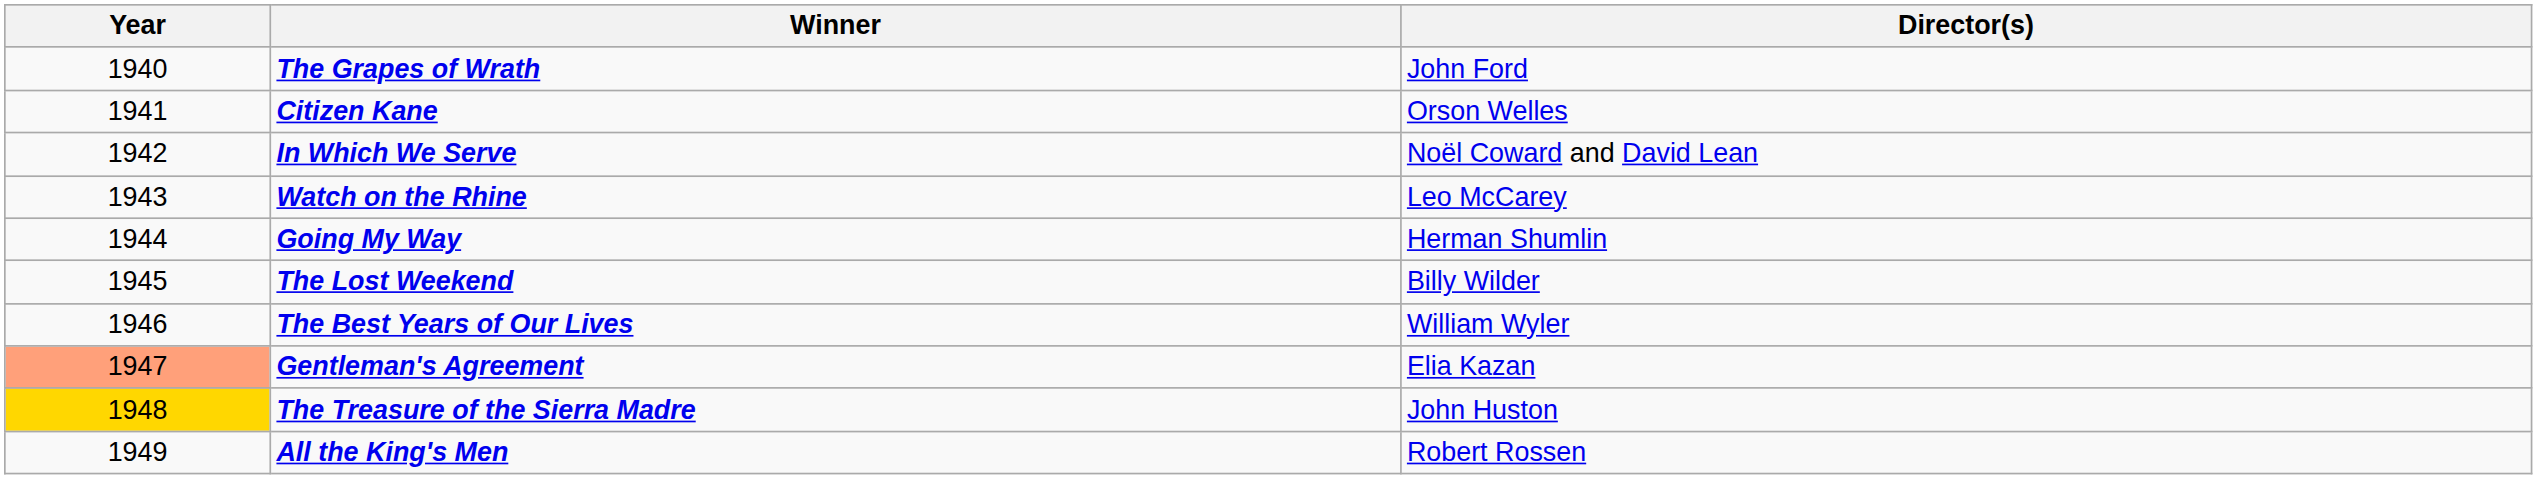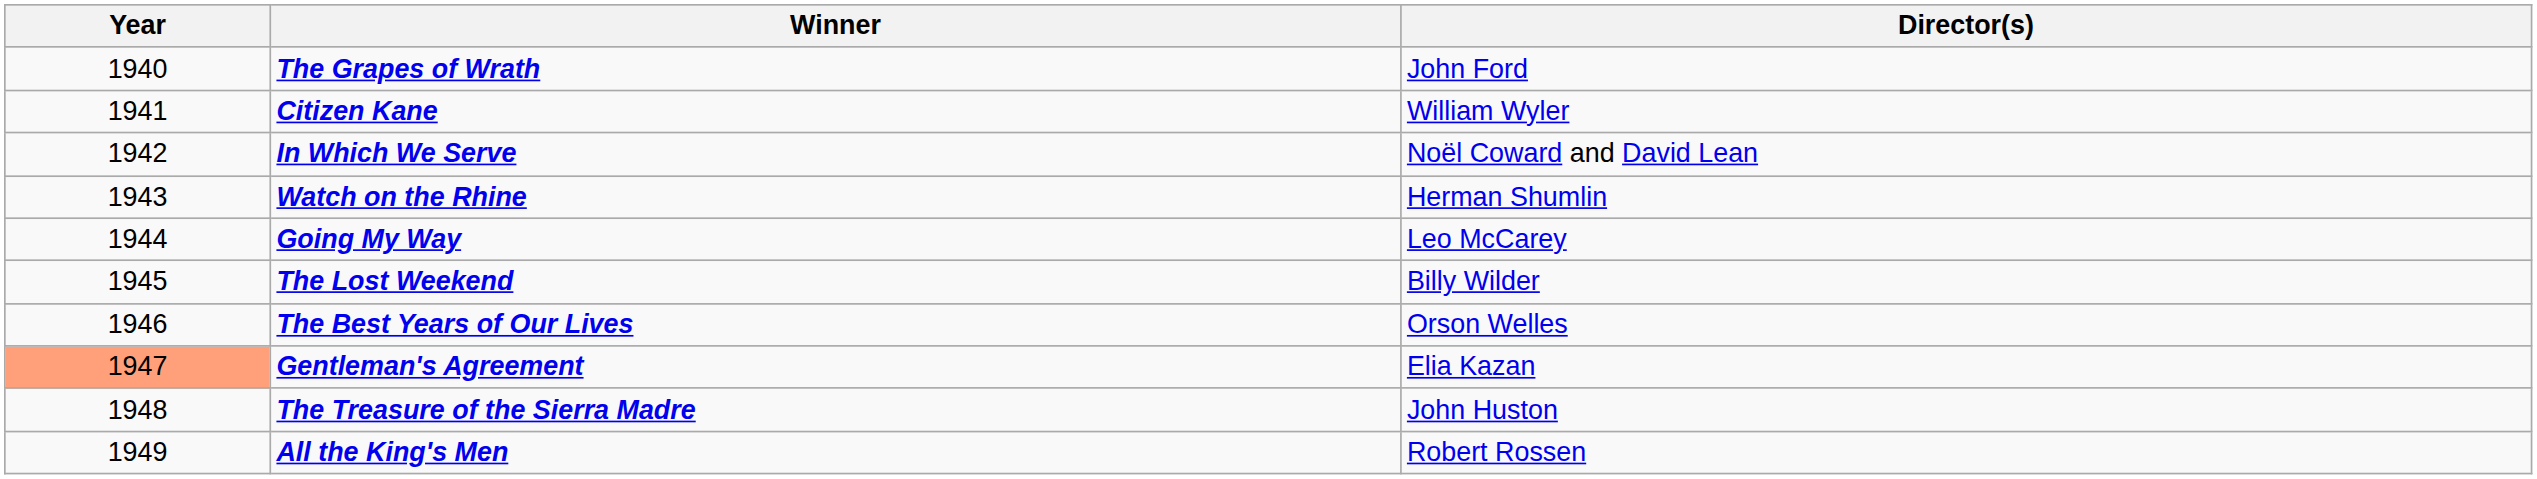(1487, 111) Orson Welles -> (1488, 111) William Wyler
(1487, 196) Leo McCarey -> (1507, 196) Herman Shumlin
(1507, 238) Herman Shumlin -> (1487, 238) Leo McCarey
(1488, 324) William Wyler -> (1487, 324) Orson Welles
(138, 409) gold background -> (138, 409) no background
